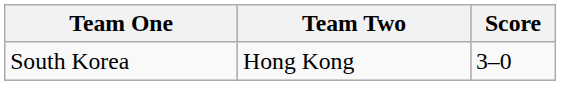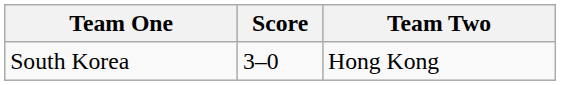columns swapped: (354, 23) <-> (513, 23)
